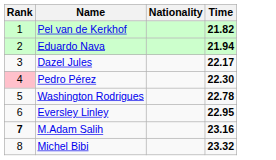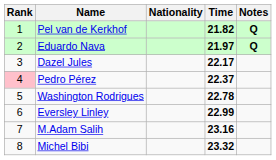+ column: (254, 12)
(221, 46) 21.94 -> (221, 46) 21.97
(221, 79) 22.30 -> (221, 79) 22.37
(221, 113) 22.95 -> (221, 113) 22.99
(20, 130) bold -> (20, 130) normal
